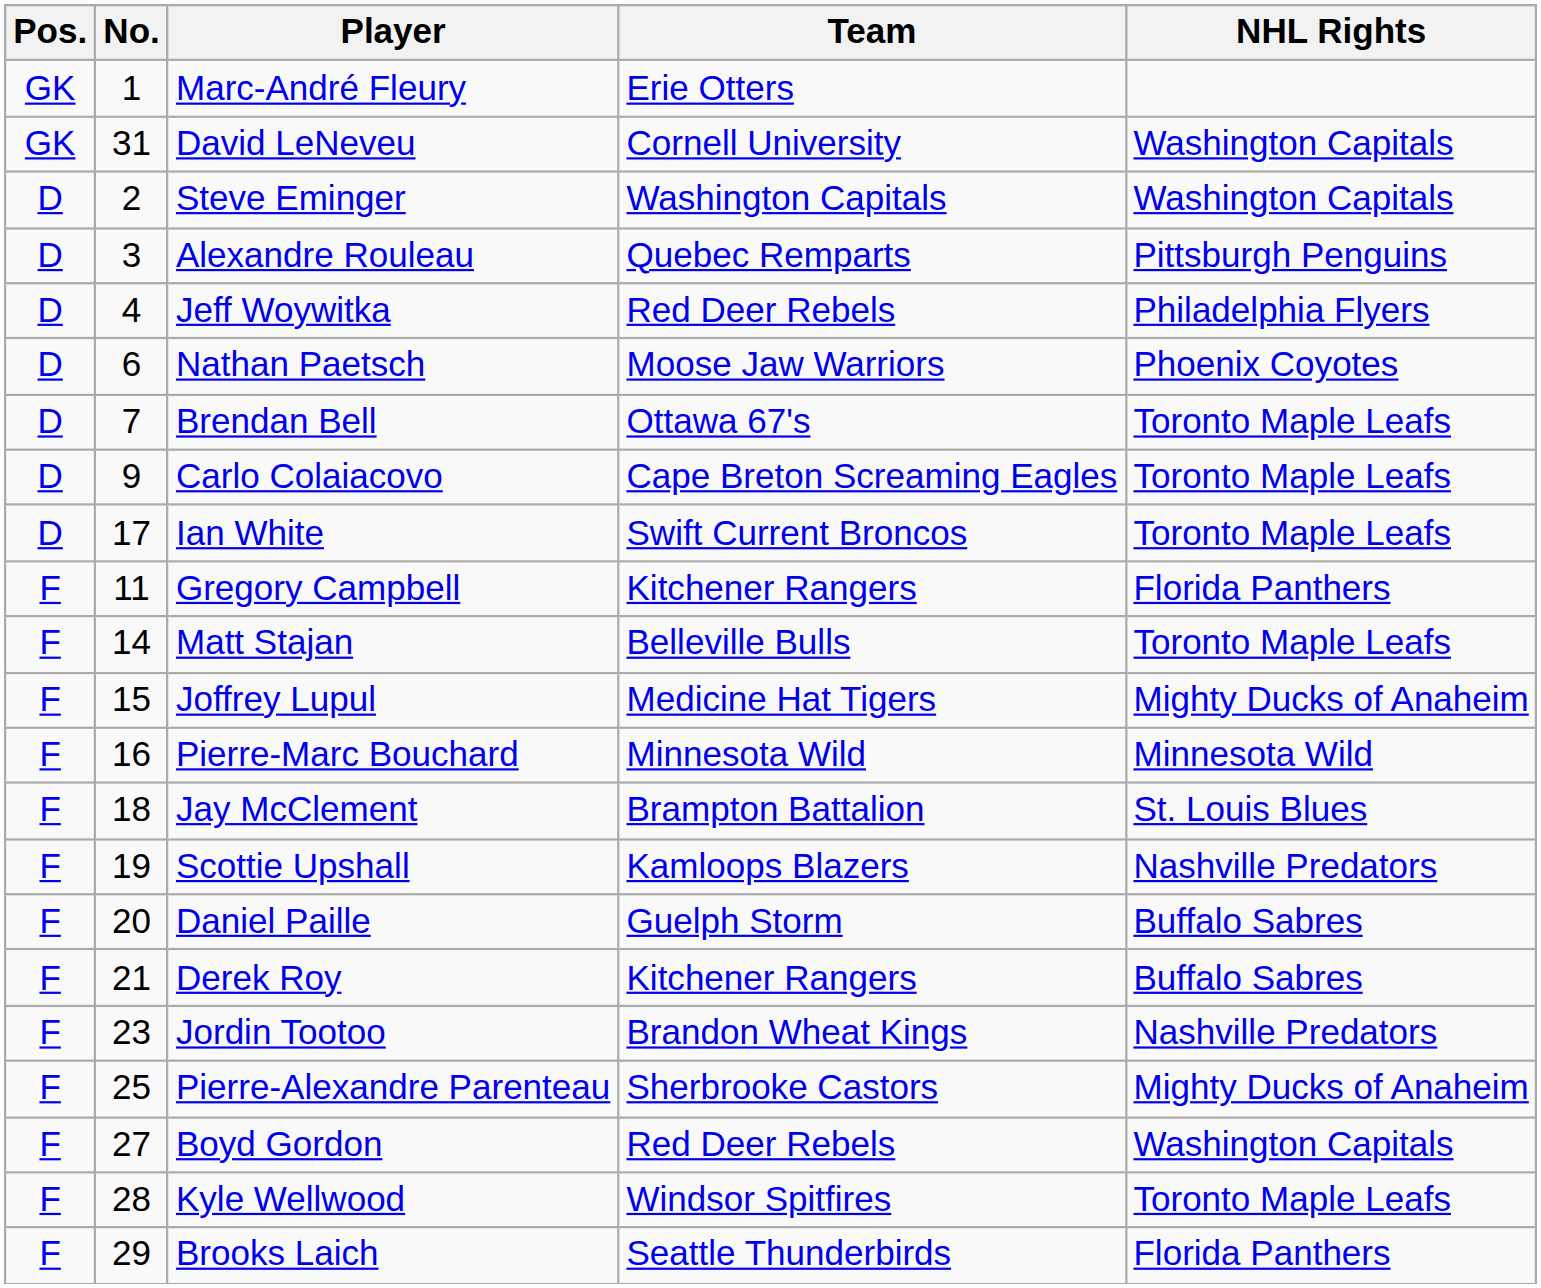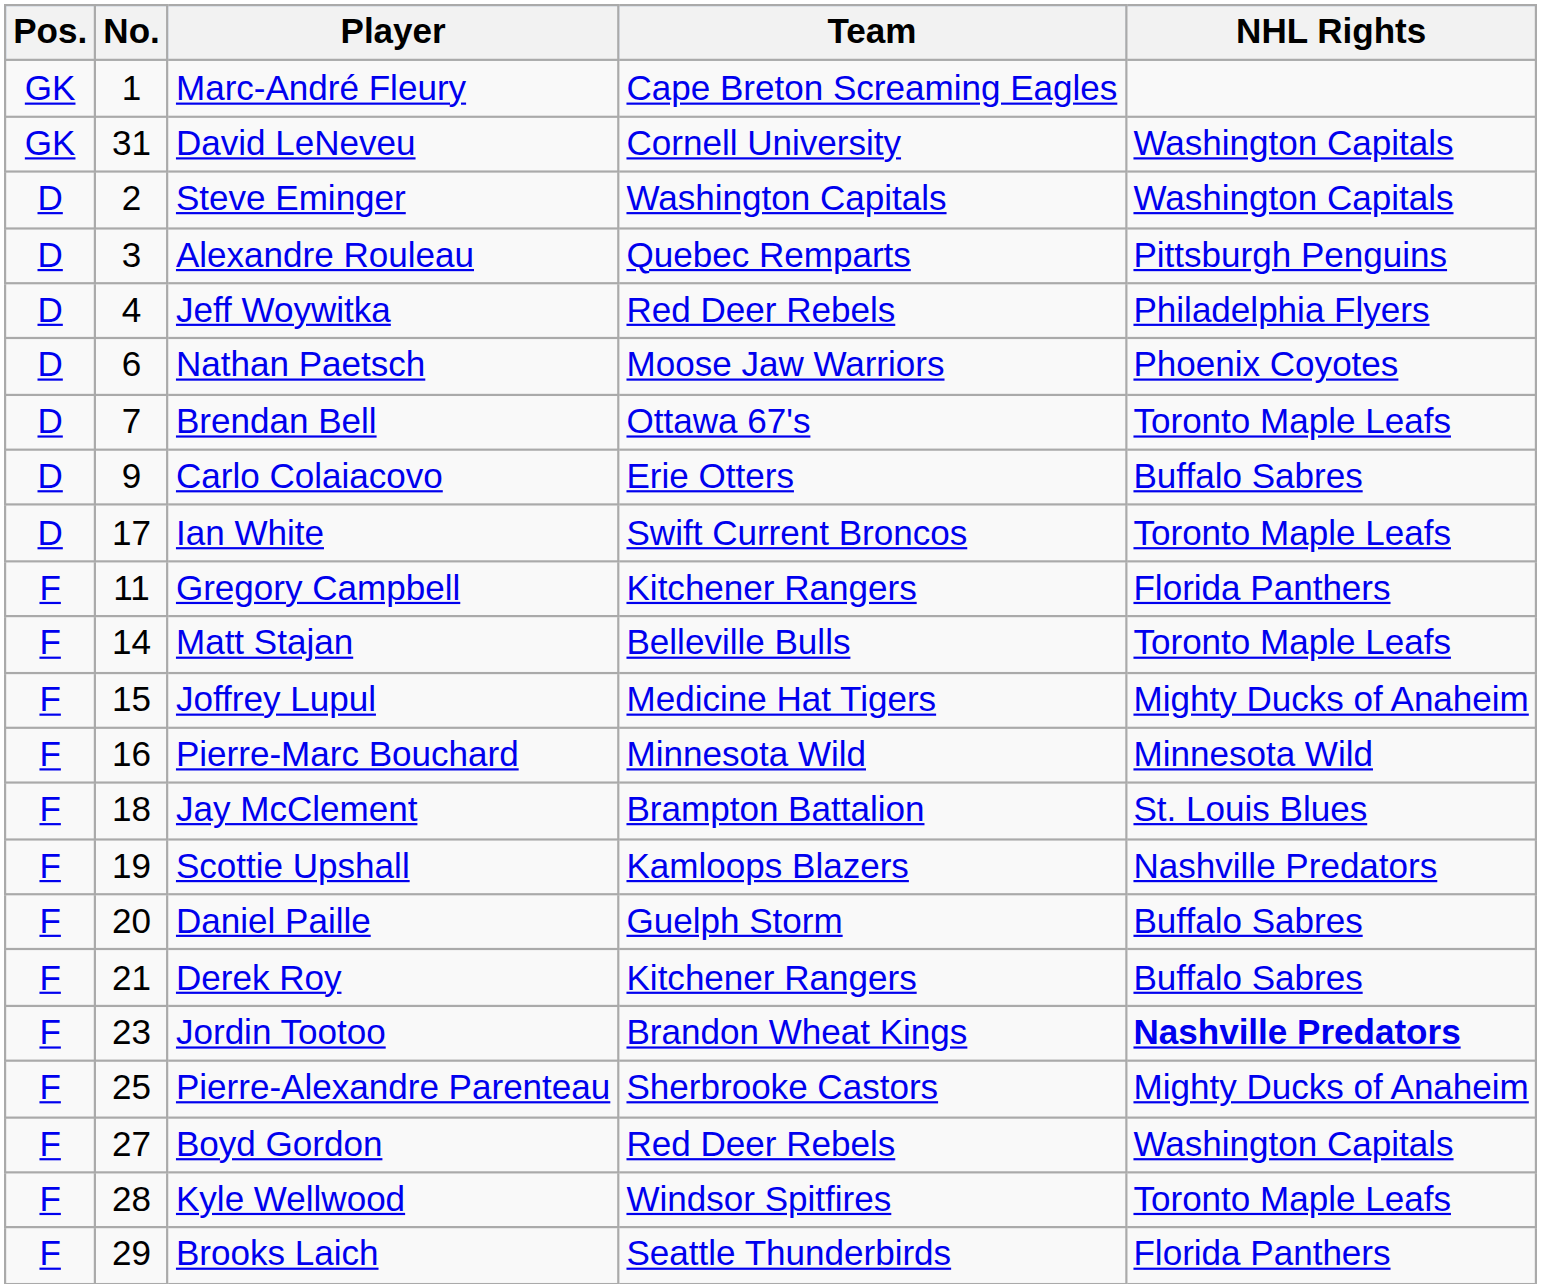(710, 87) Erie Otters -> (872, 87) Cape Breton Screaming Eagles
(872, 476) Cape Breton Screaming Eagles -> (710, 476) Erie Otters
(1292, 476) Toronto Maple Leafs -> (1248, 476) Buffalo Sabres
(1285, 1032) normal -> (1297, 1032) bold
